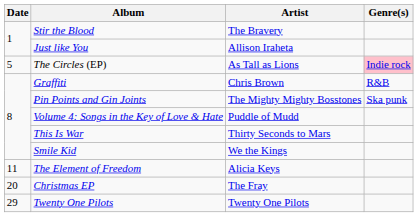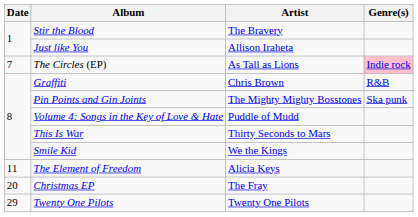(10, 64) 5 -> (10, 64) 7
